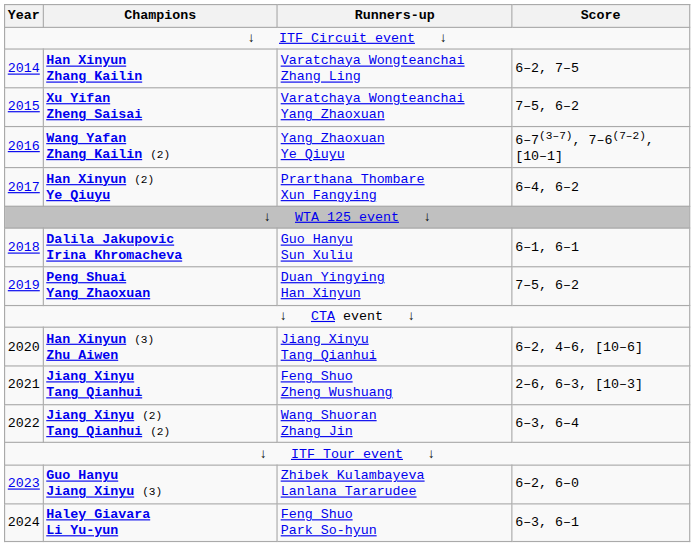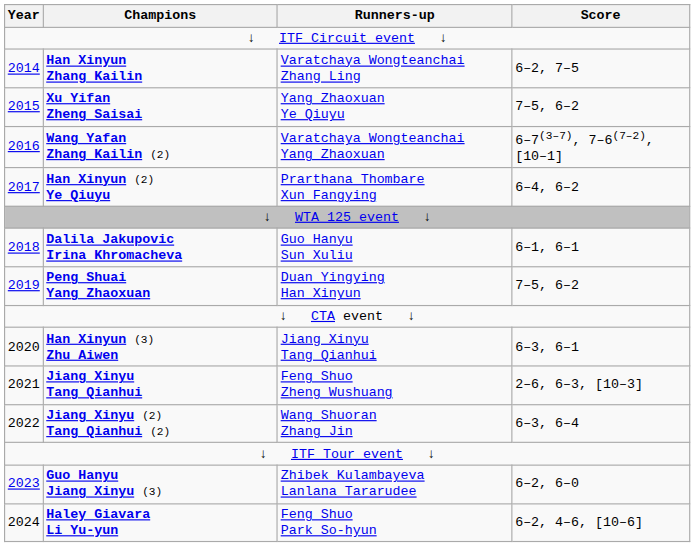(373, 107) Varatchaya Wongteanchai Yang Zhaoxuan -> (333, 107) Yang Zhaoxuan Ye Qiuyu
(333, 147) Yang Zhaoxuan Ye Qiuyu -> (373, 147) Varatchaya Wongteanchai Yang Zhaoxuan
(579, 347) 6–2, 4–6, [10–6] -> (547, 347) 6–3, 6–1
(547, 522) 6–3, 6–1 -> (579, 522) 6–2, 4–6, [10–6]
